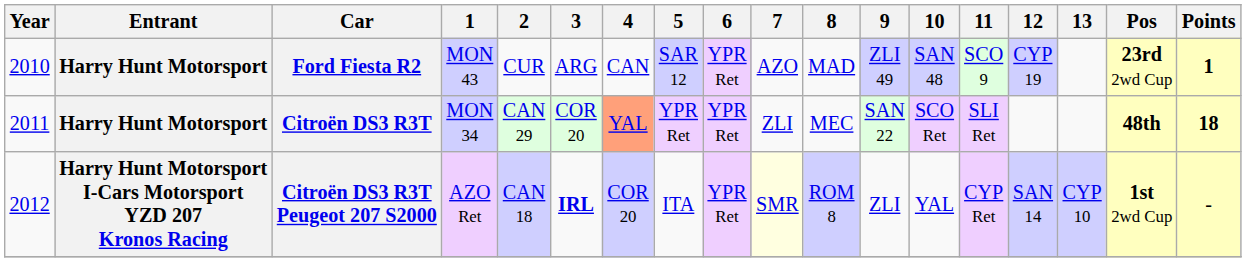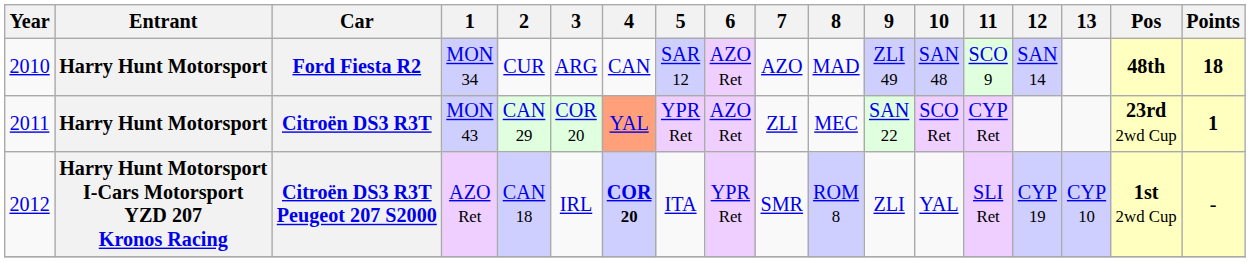(470, 66) MON 43 -> (470, 66) MON 34
(727, 66) YPR Ret -> (730, 66) AZO Ret
(1033, 66) CYP 19 -> (1037, 66) SAN 14
(1142, 66) 23rd 2wd Cup -> (1146, 66) 48th
(1209, 66) 1 -> (1213, 66) 18
(470, 123) MON 34 -> (470, 123) MON 43
(727, 123) YPR Ret -> (730, 123) AZO Ret
(984, 123) SLI Ret -> (988, 123) CYP Ret
(1142, 123) 48th -> (1146, 123) 23rd 2wd Cup
(1209, 123) 18 -> (1213, 123) 1
(576, 204) bold -> (576, 204) normal
(628, 204) normal -> (629, 204) bold
(777, 204) lightyellow background -> (782, 204) no background
(984, 204) CYP Ret -> (988, 204) SLI Ret
(1033, 204) SAN 14 -> (1037, 204) CYP 19
